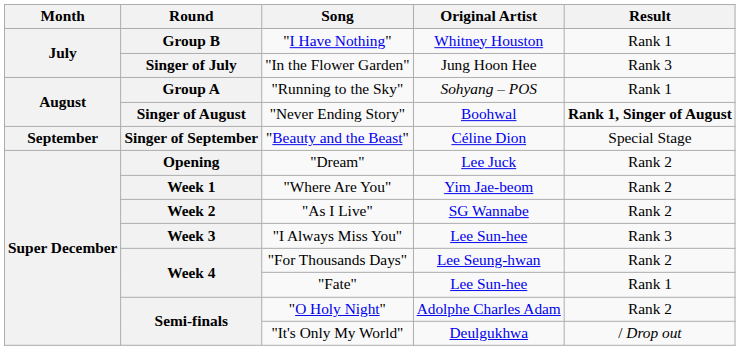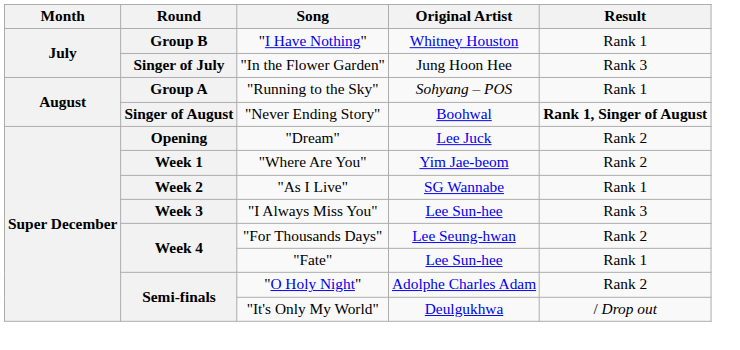- row: (337, 138)
(650, 211) Rank 2 -> (625, 187) Rank 1
